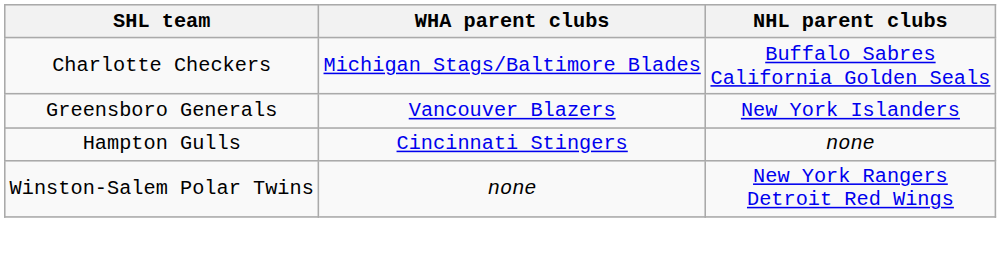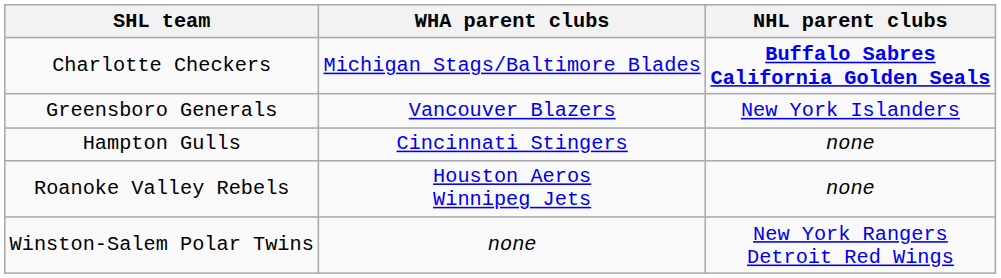(850, 66) normal -> (850, 66) bold
+ row: (162, 189)
